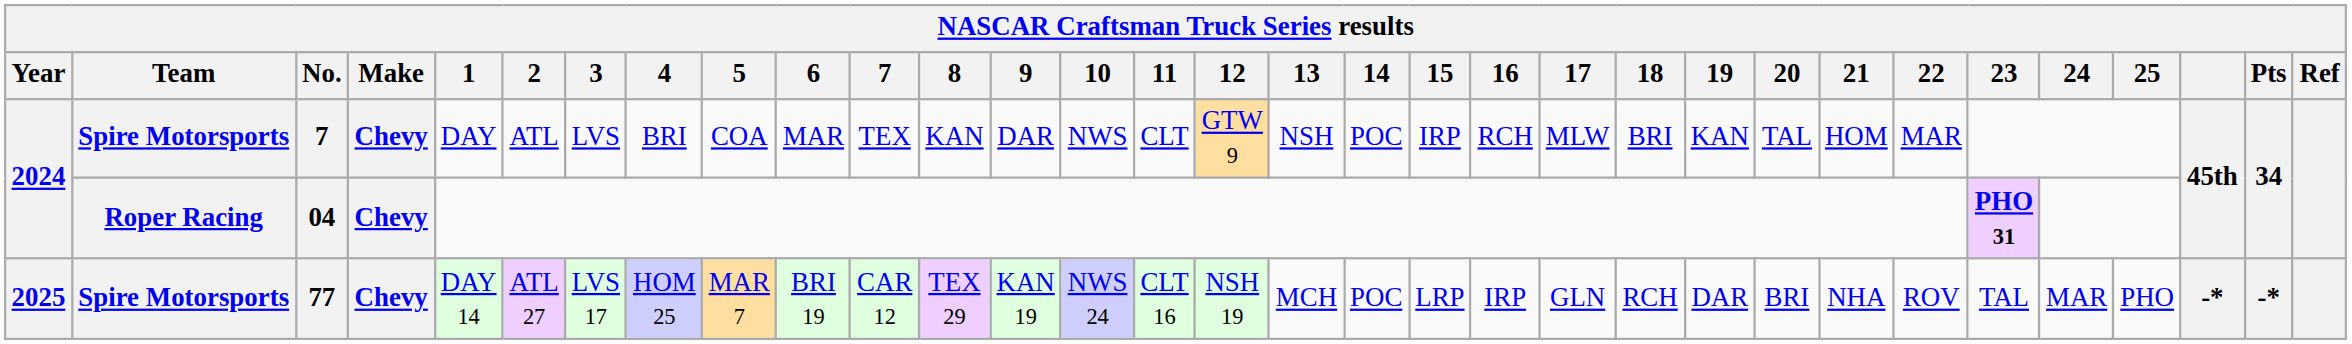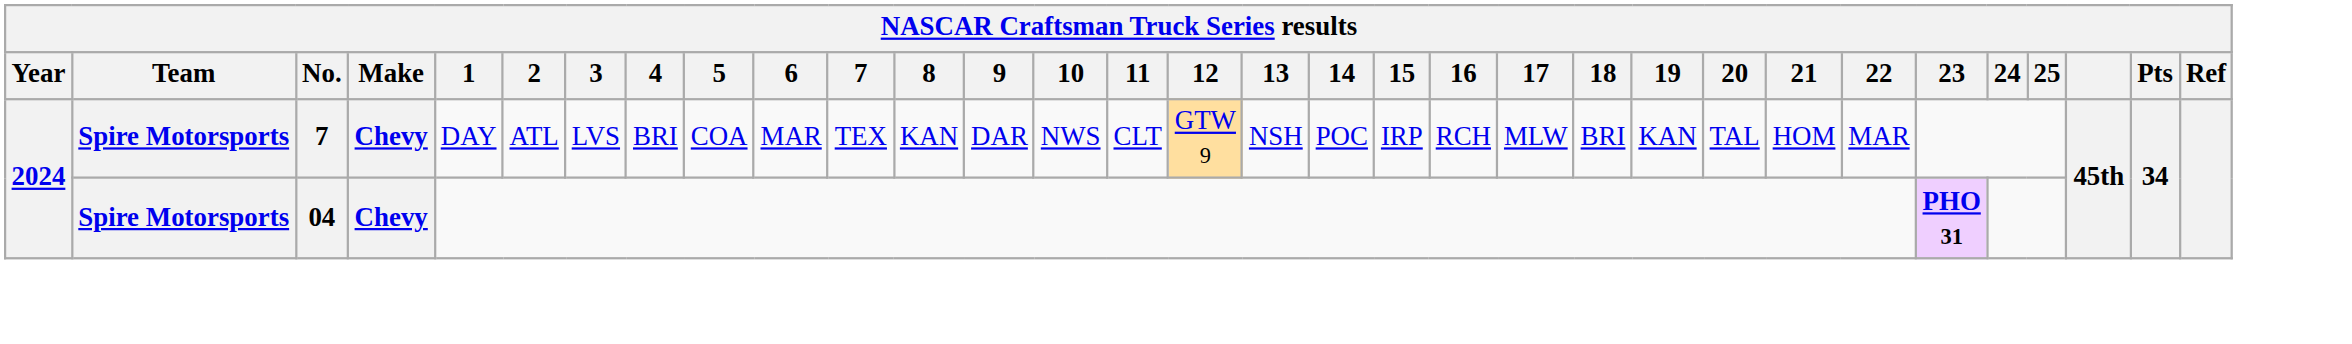(184, 217) Roper Racing -> (184, 217) Spire Motorsports
- row: (322, 297)
